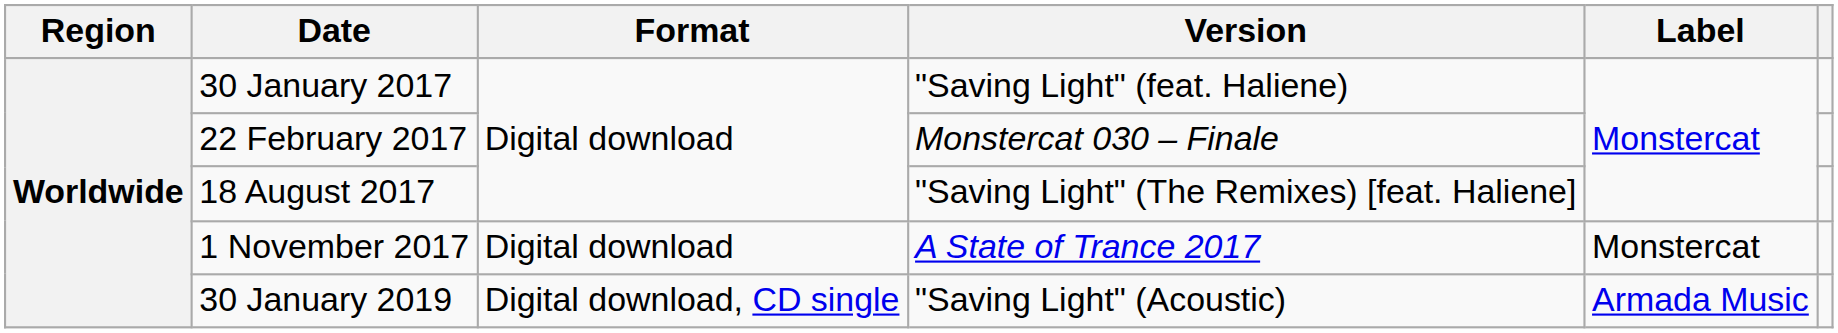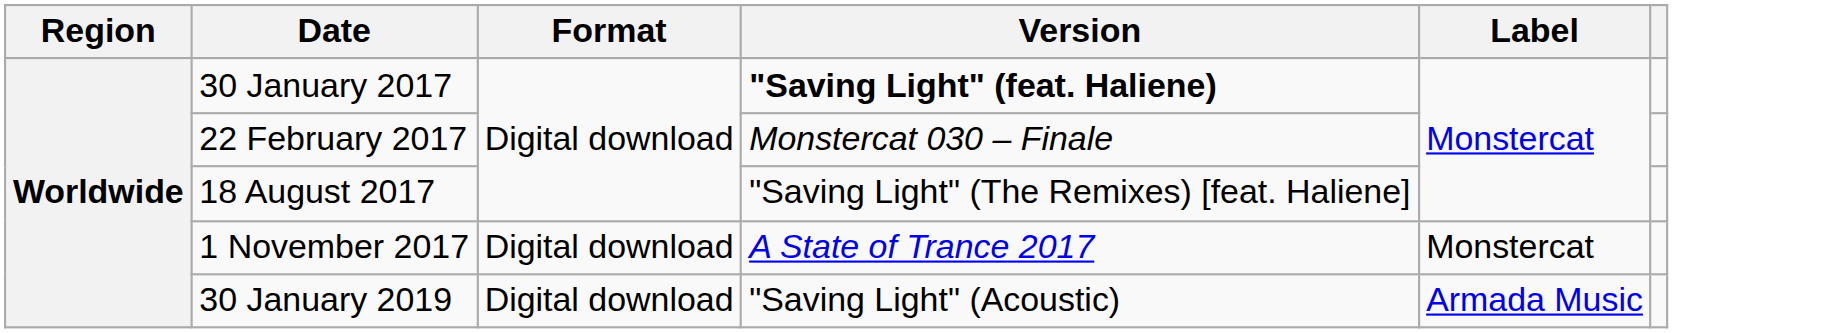(1132, 85) normal -> (983, 85) bold
(692, 300) Digital download, CD single -> (609, 300) Digital download
